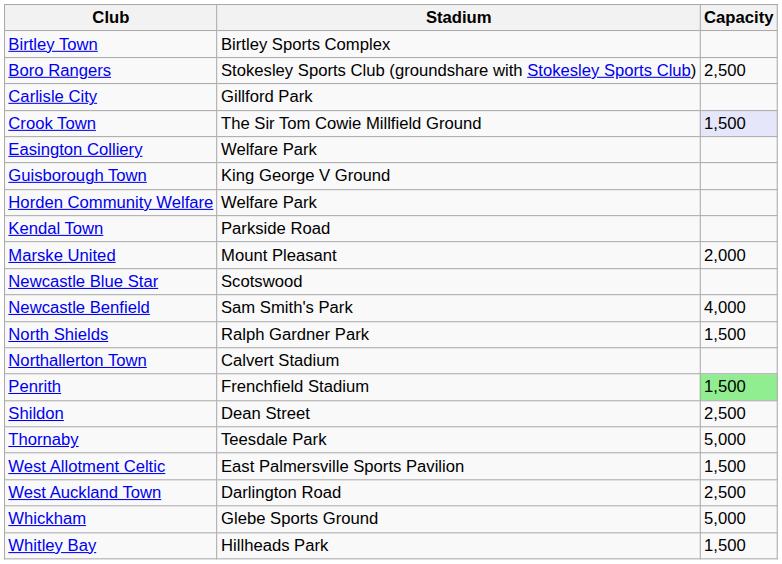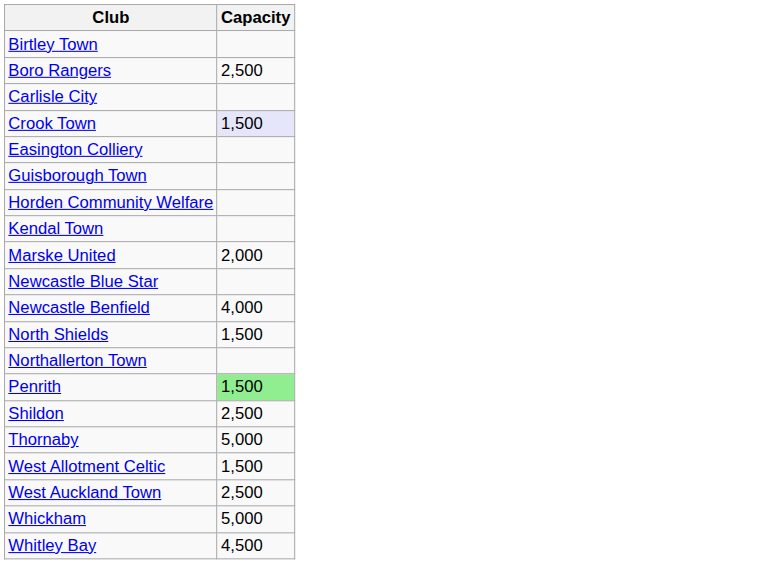- column: (459, 17)
(725, 545) 1,500 -> (242, 545) 4,500
